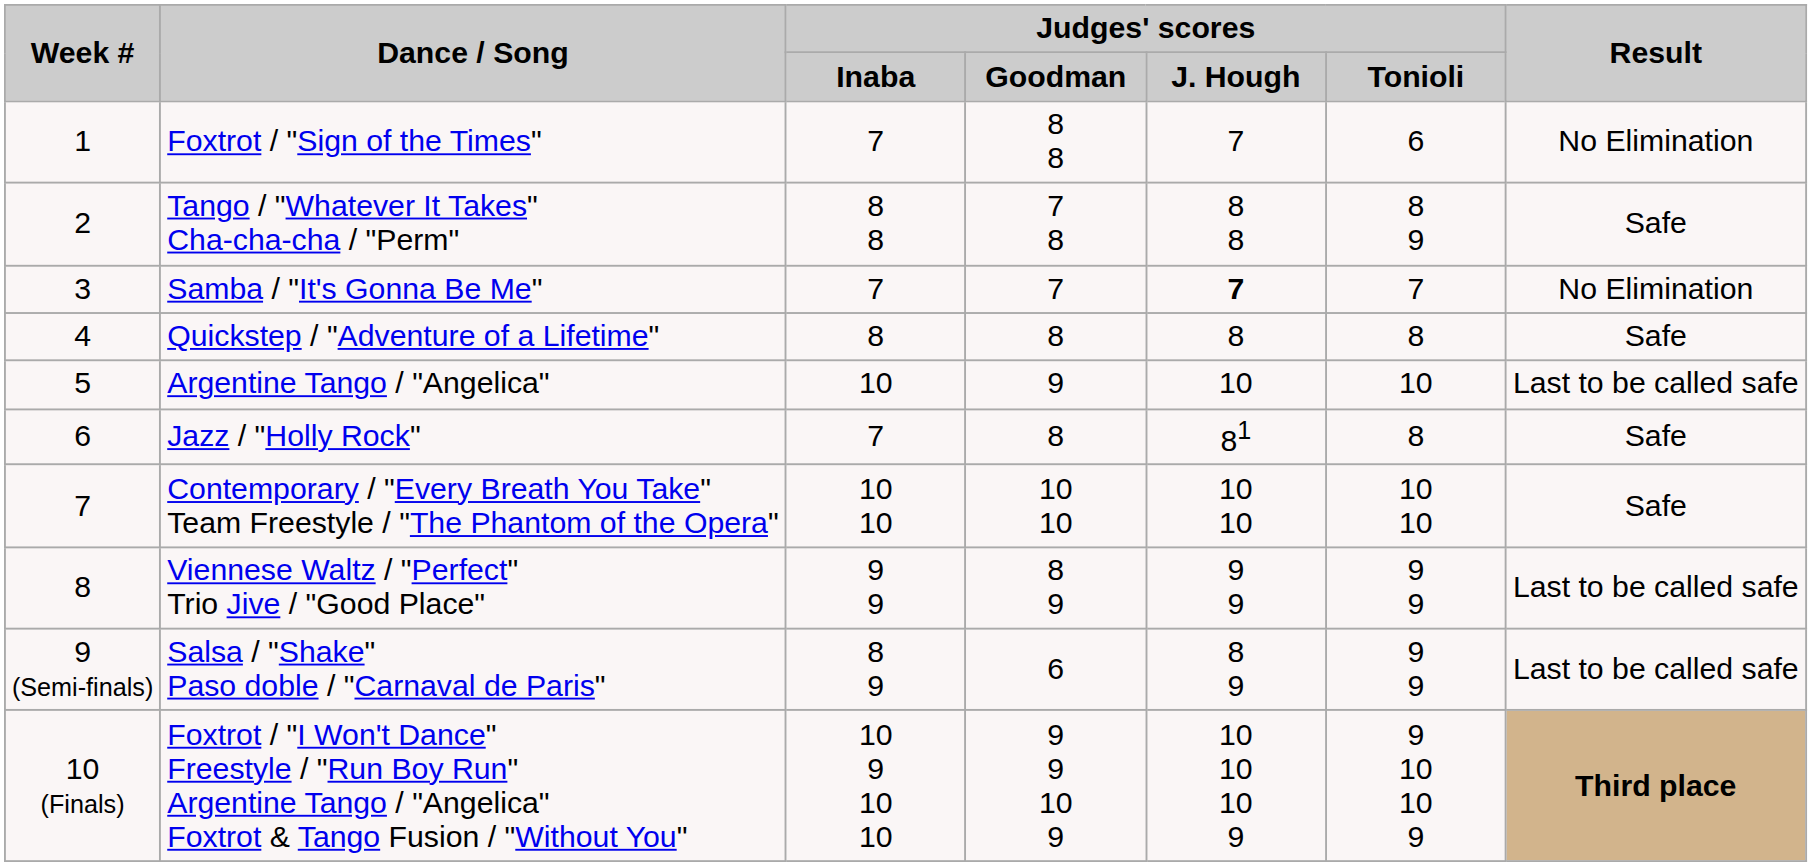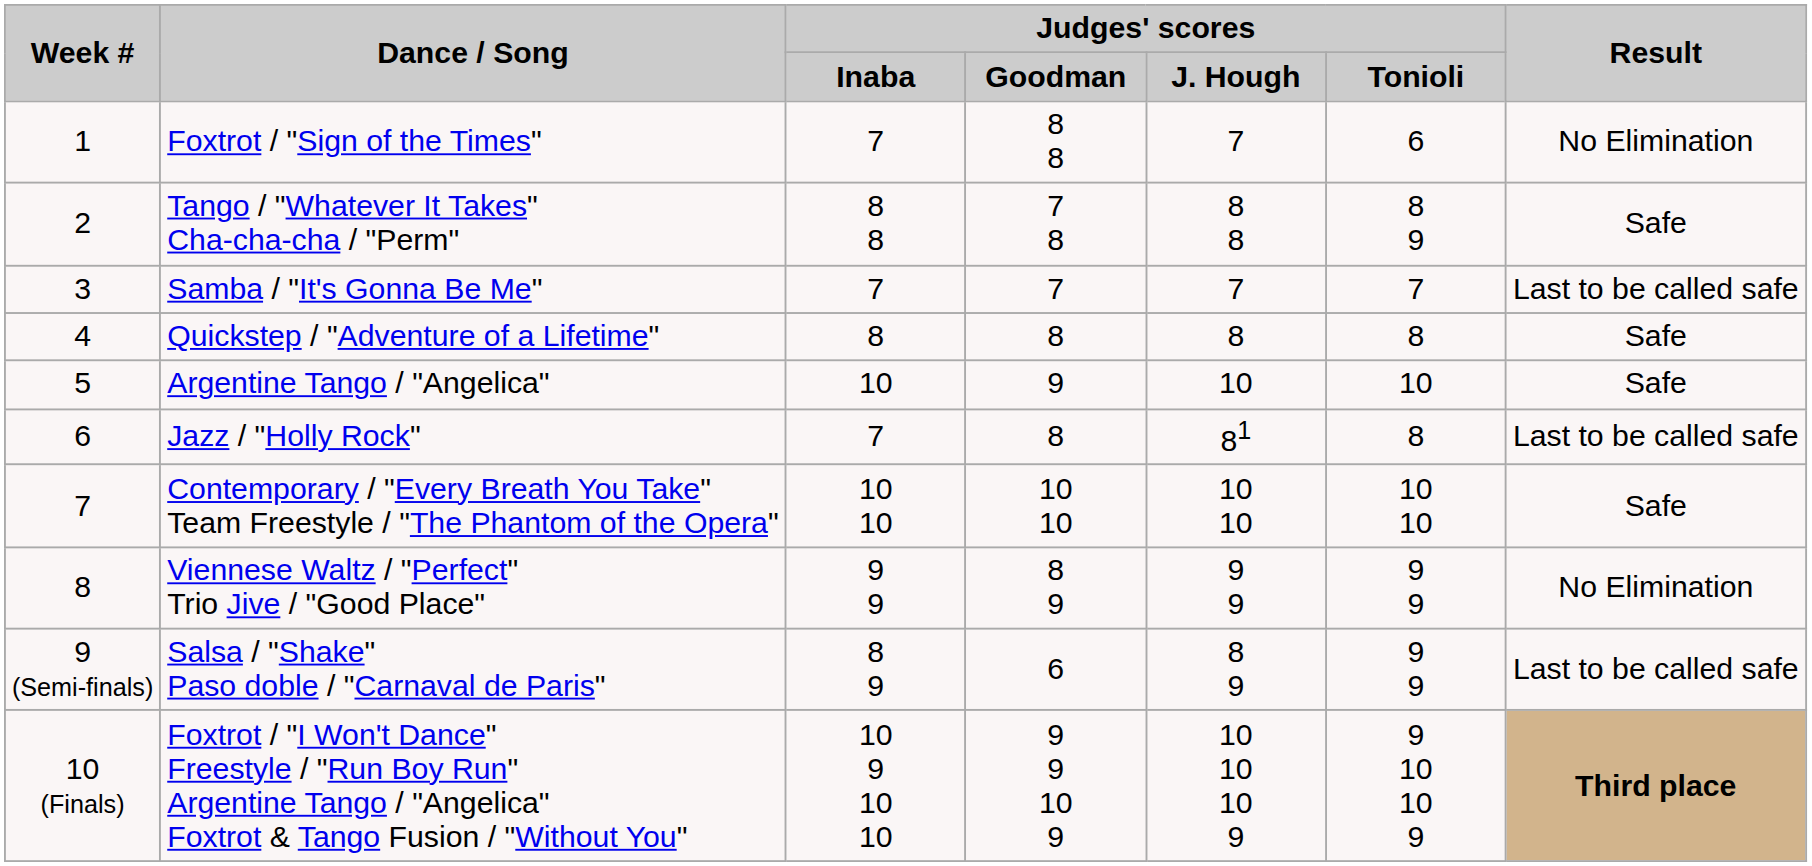(1236, 288) bold -> (1236, 288) normal
(1656, 288) No Elimination -> (1656, 288) Last to be called safe
(1656, 384) Last to be called safe -> (1656, 384) Safe
(1656, 436) Safe -> (1656, 436) Last to be called safe
(1656, 587) Last to be called safe -> (1656, 587) No Elimination
